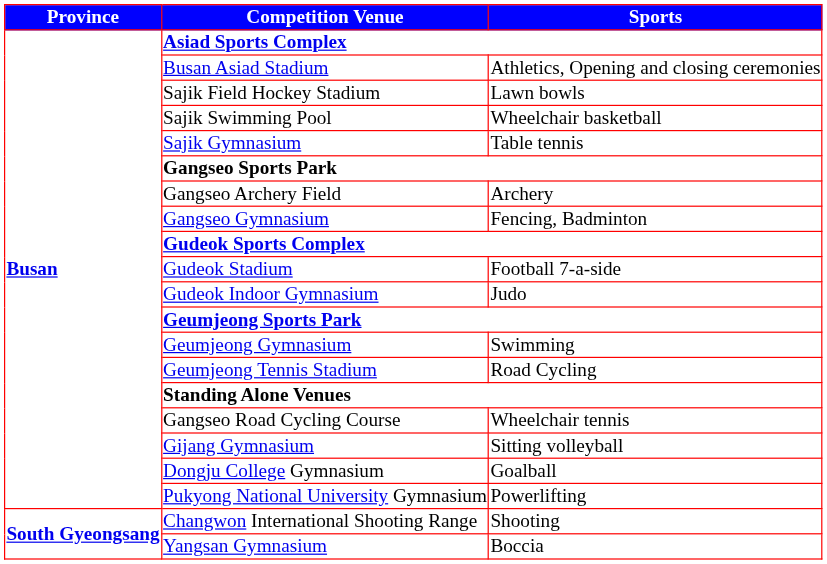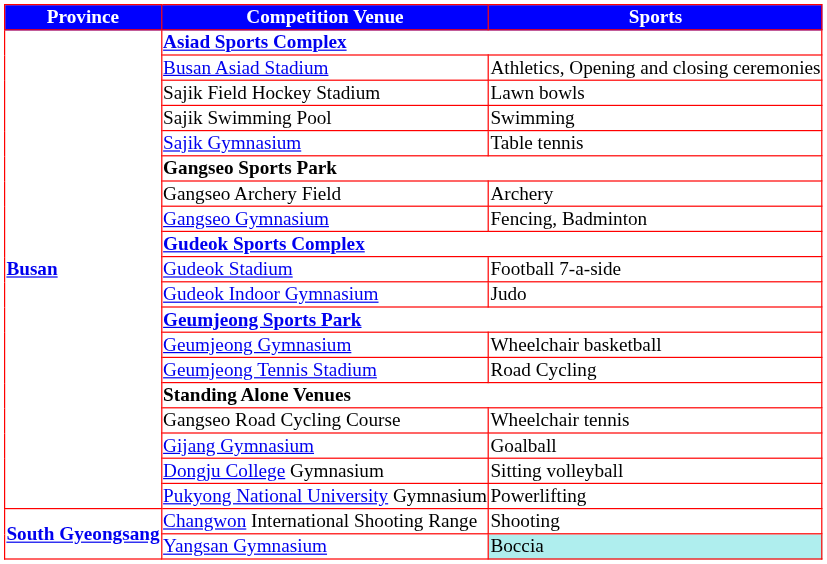(576, 117) Wheelchair basketball -> (533, 117) Swimming
(533, 344) Swimming -> (576, 344) Wheelchair basketball
(557, 445) Sitting volleyball -> (523, 445) Goalball
(523, 470) Goalball -> (557, 470) Sitting volleyball
(517, 546) no background -> (517, 546) paleturquoise background
